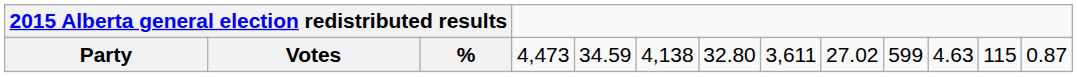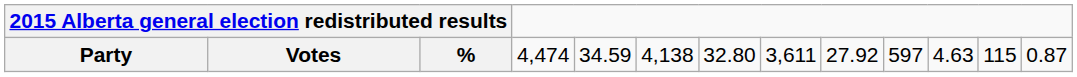(543, 54) 4,473 -> (543, 54) 4,474
(852, 54) 27.02 -> (852, 54) 27.92
(906, 54) 599 -> (906, 54) 597
